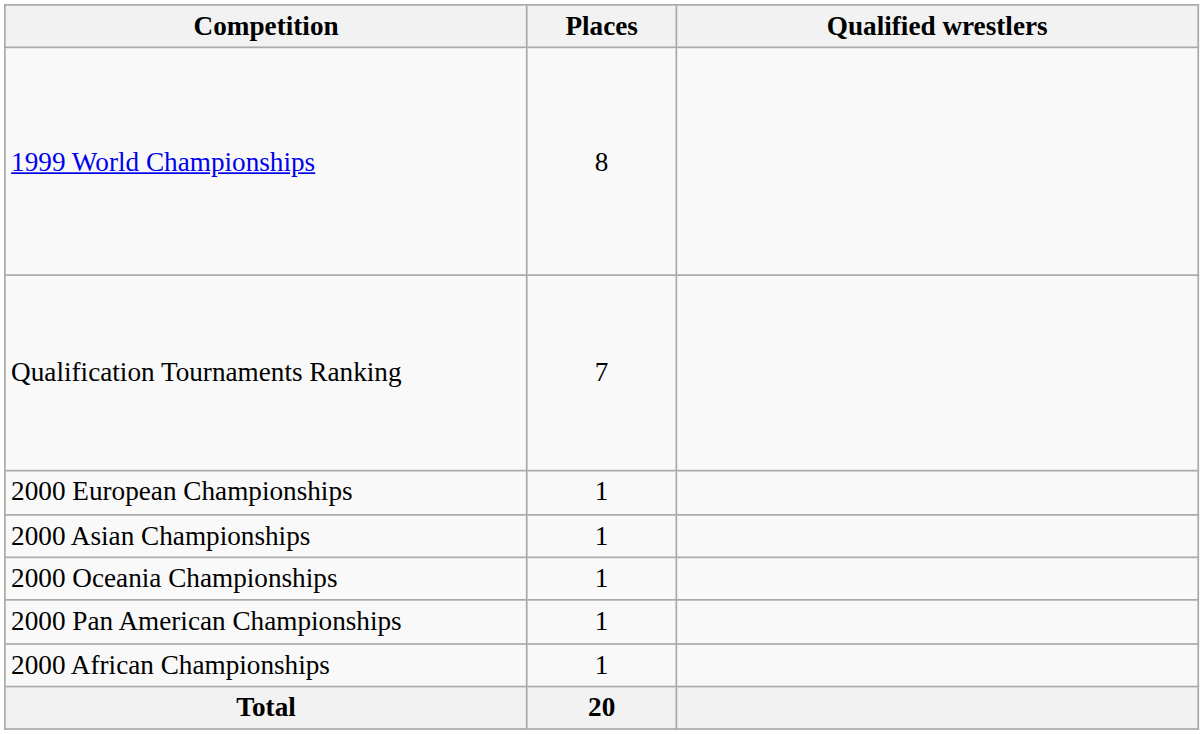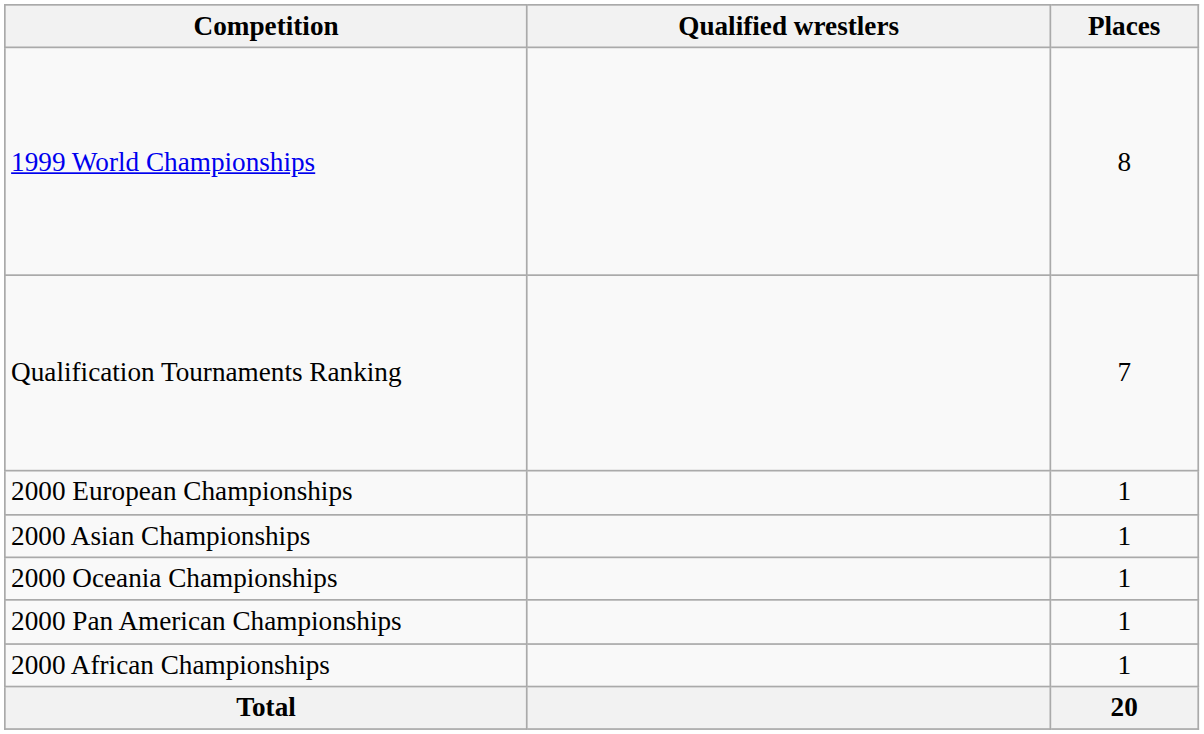columns swapped: (602, 26) <-> (937, 26)
